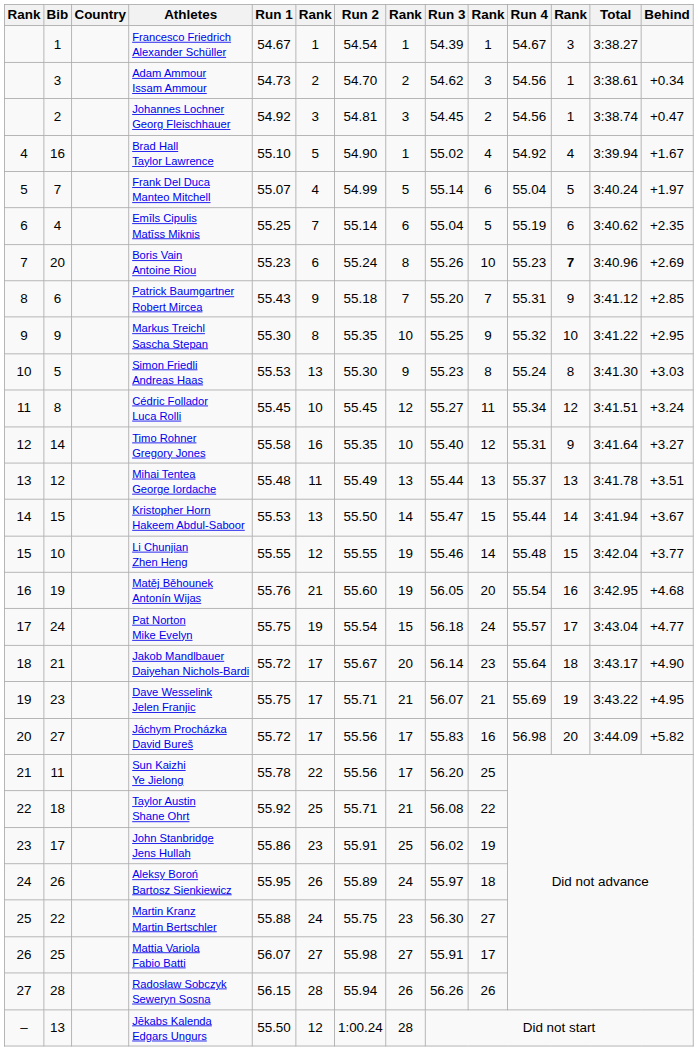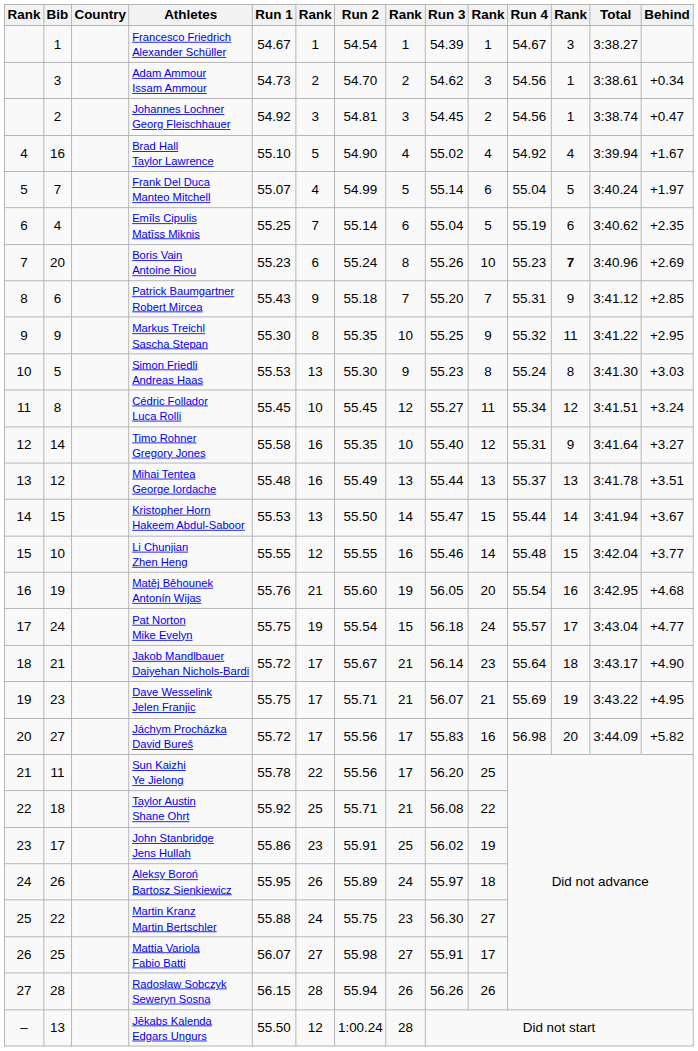(405, 153) 1 -> (405, 153) 4
(571, 335) 10 -> (571, 335) 11
(315, 481) 11 -> (315, 481) 16
(405, 554) 19 -> (405, 554) 16
(405, 663) 20 -> (405, 663) 21
